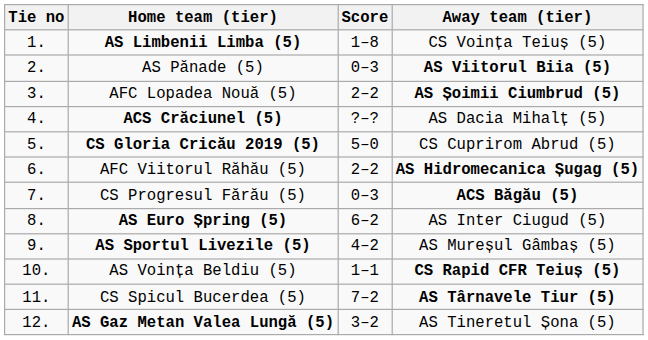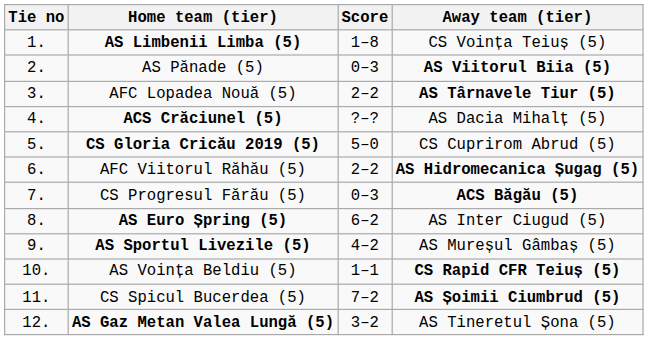(517, 94) AS Șoimii Ciumbrud (5) -> (517, 94) AS Târnavele Tiur (5)
(517, 297) AS Târnavele Tiur (5) -> (517, 297) AS Șoimii Ciumbrud (5)
